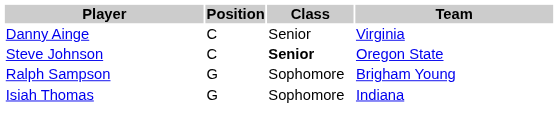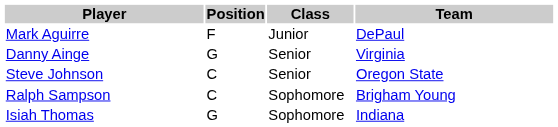+ row: (47, 34)
(212, 34) C -> (212, 54) G
(291, 54) bold -> (290, 74) normal
(212, 74) G -> (212, 95) C
